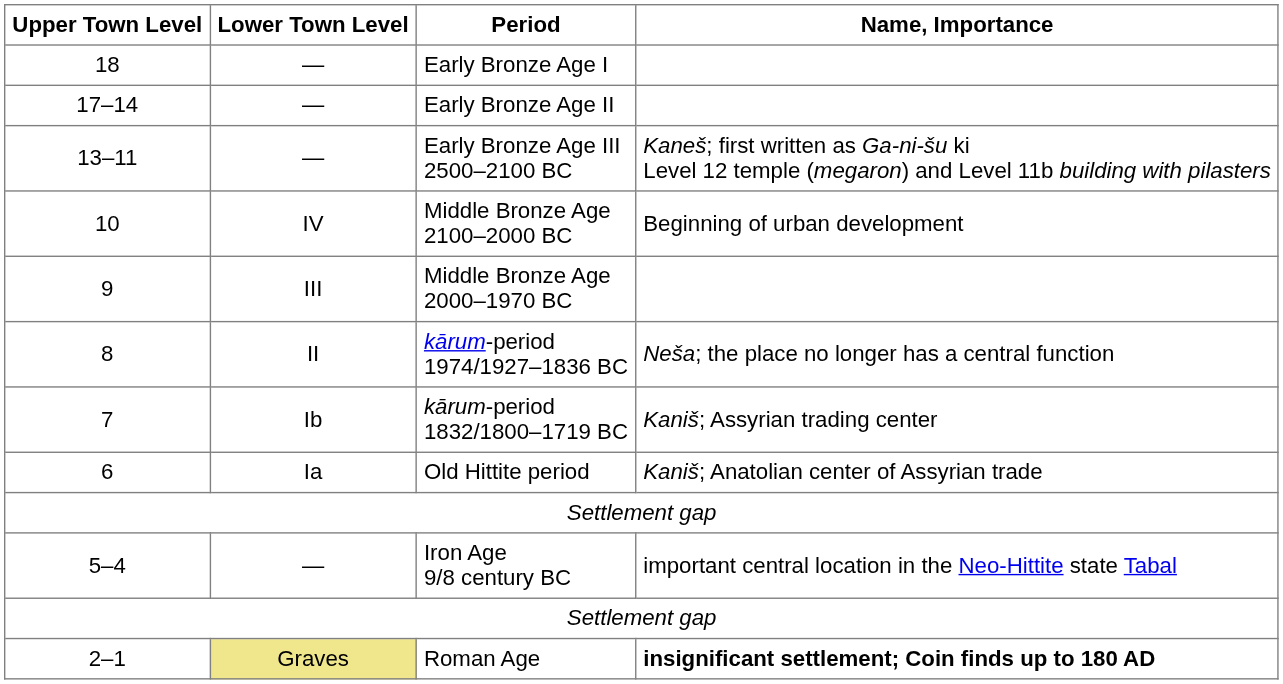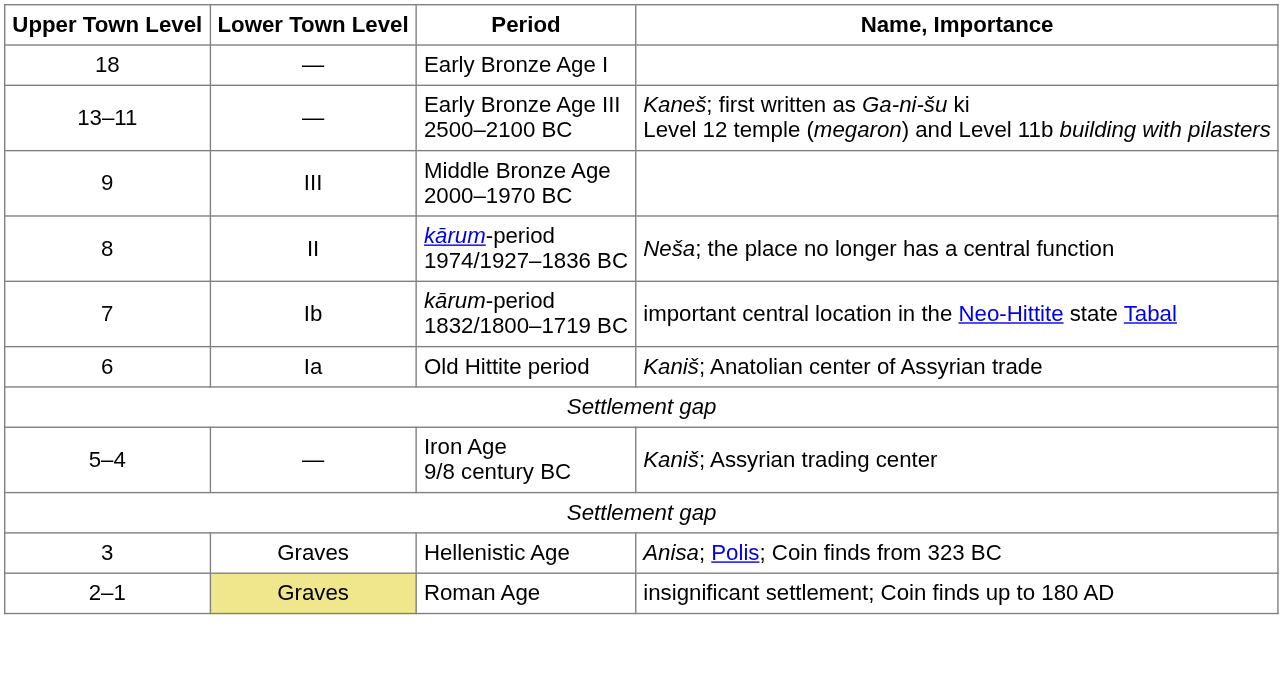- row: (107, 105)
- row: (107, 223)
(790, 419) Kaniš; Assyrian trading center -> (910, 313) important central location in the Neo-Hittite state Tabal
(910, 565) important central location in the Neo-Hittite state Tabal -> (790, 459) Kaniš; Assyrian trading center
+ row: (107, 552)
(899, 658) bold -> (879, 593) normal
